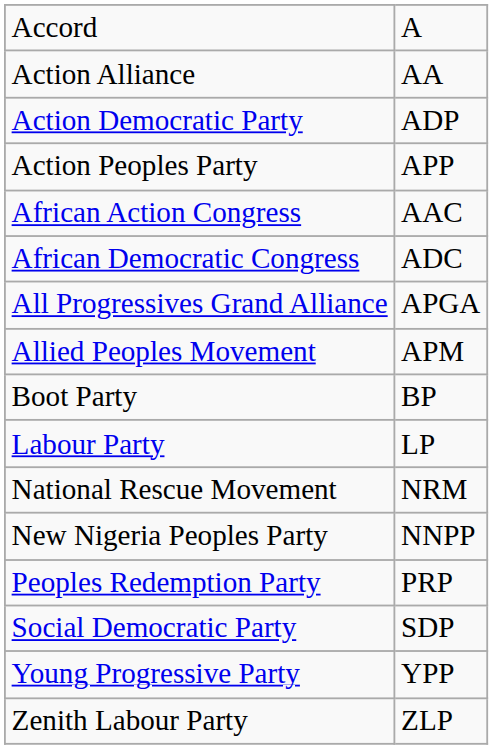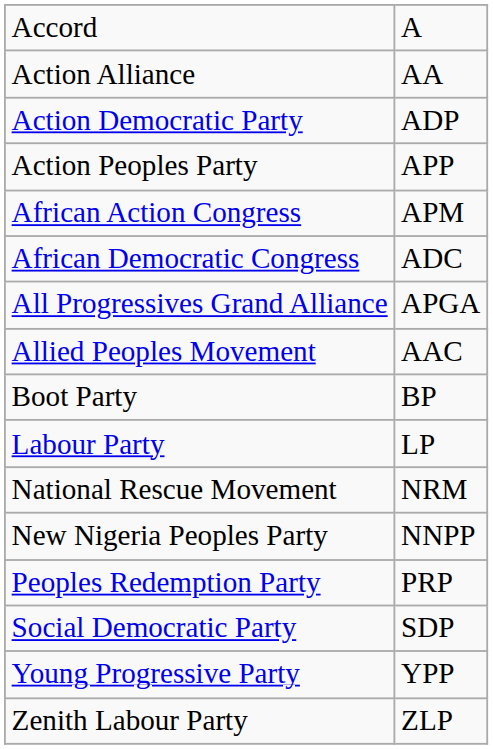(432, 212) AAC -> (433, 212) APM
(433, 350) APM -> (432, 350) AAC
